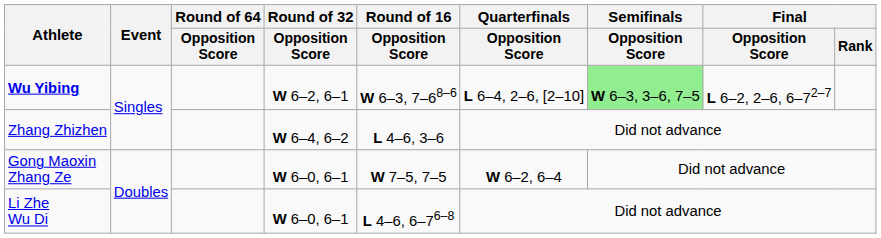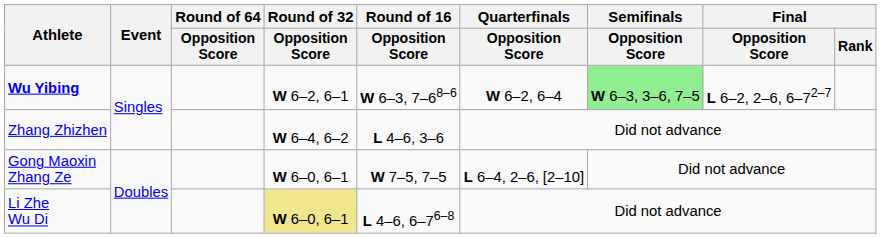(524, 96) L 6–4, 2–6, [2–10] -> (524, 96) W 6–2, 6–4
(524, 178) W 6–2, 6–4 -> (524, 178) L 6–4, 2–6, [2–10]
(311, 220) no background -> (311, 220) khaki background
